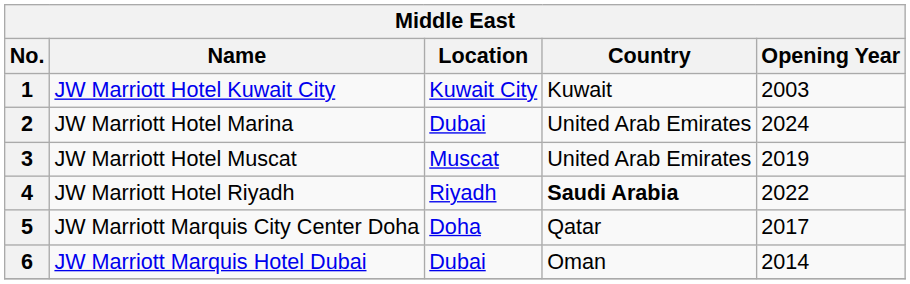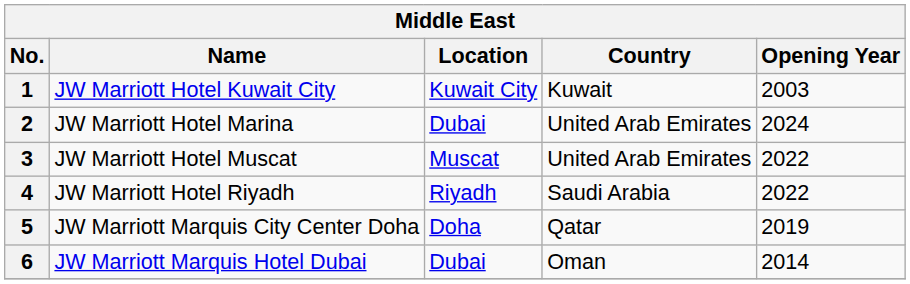(785, 158) 2019 -> (785, 158) 2022
(613, 192) bold -> (609, 192) normal
(785, 227) 2017 -> (785, 227) 2019
